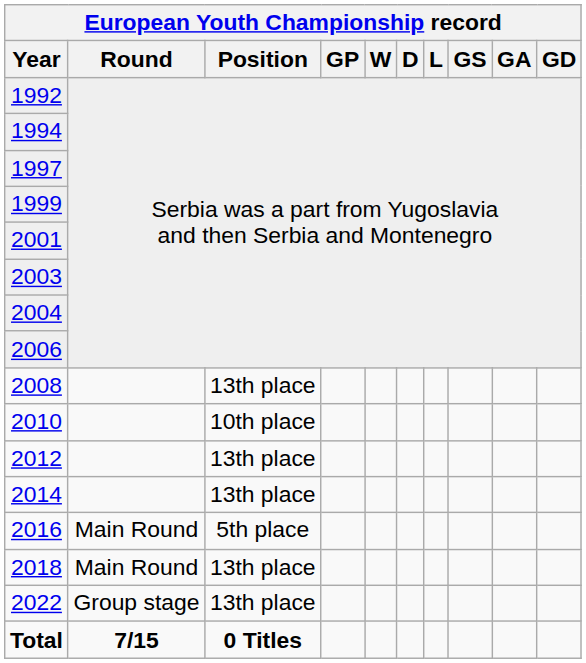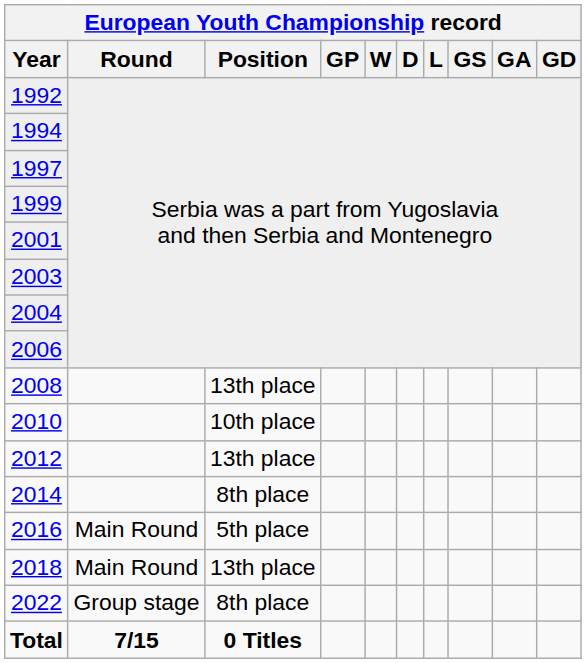(263, 494) 13th place -> (263, 494) 8th place
(263, 603) 13th place -> (263, 603) 8th place
